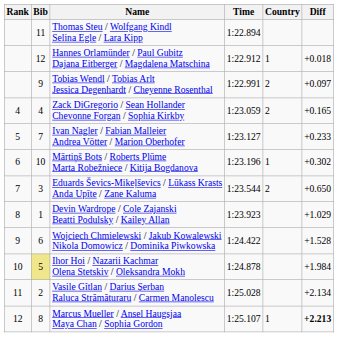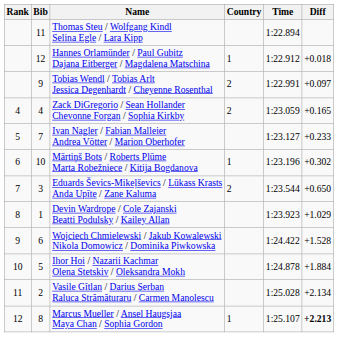columns swapped: (282, 12) <-> (244, 12)
(41, 266) khaki background -> (41, 266) no background
(318, 266) +1.984 -> (318, 266) +1.884
